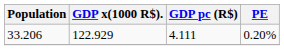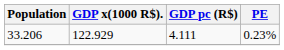(260, 34) 0.20% -> (260, 34) 0.23%
